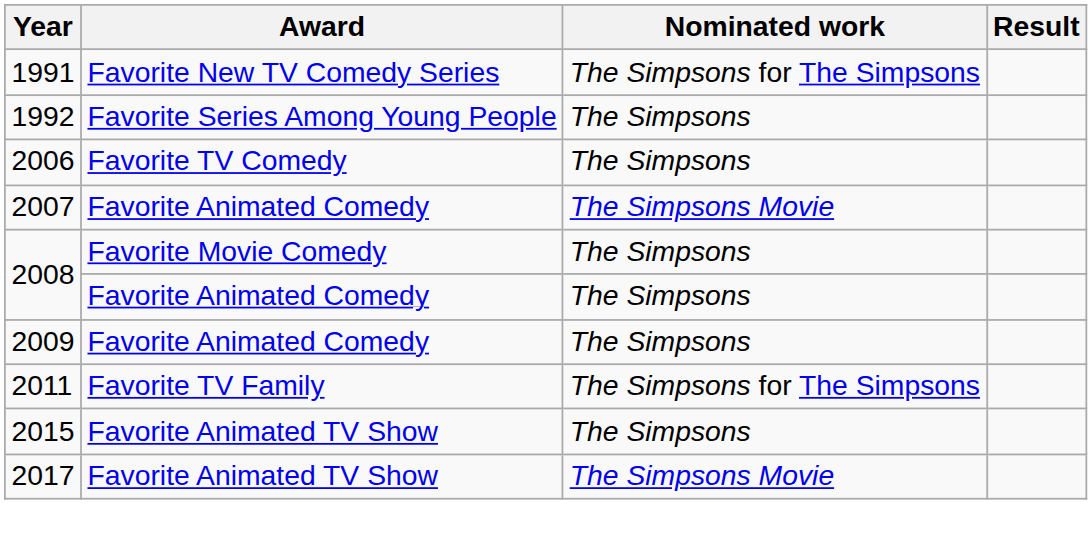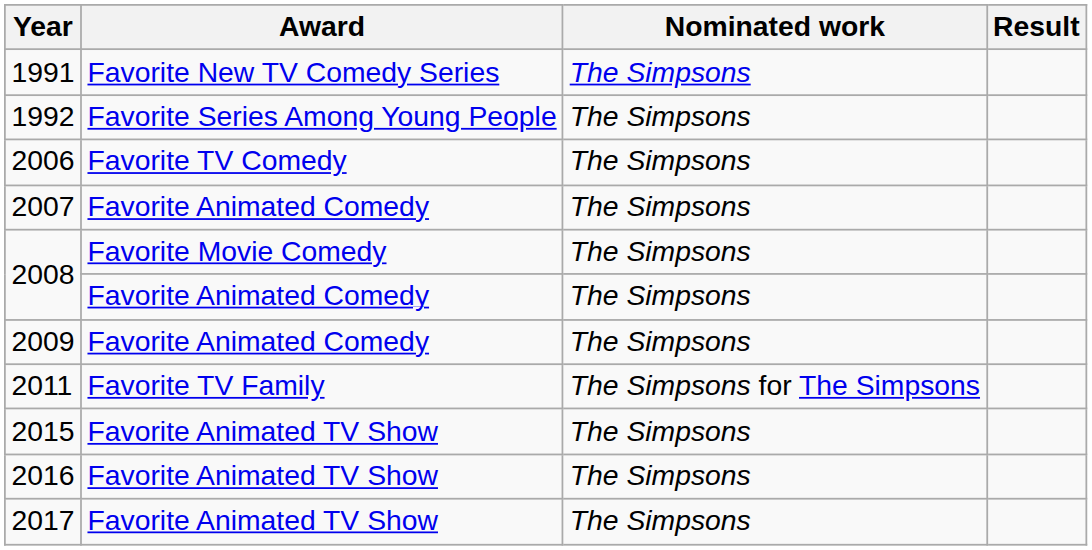(775, 71) The Simpsons for The Simpsons -> (660, 71) The Simpsons
(702, 206) The Simpsons Movie -> (660, 206) The Simpsons
+ row: (43, 476)
(702, 476) The Simpsons Movie -> (660, 521) The Simpsons
